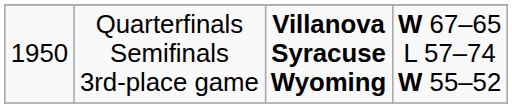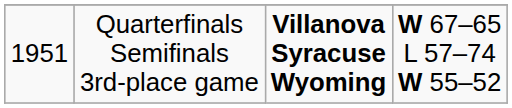(39, 53) 1950 -> (39, 53) 1951
